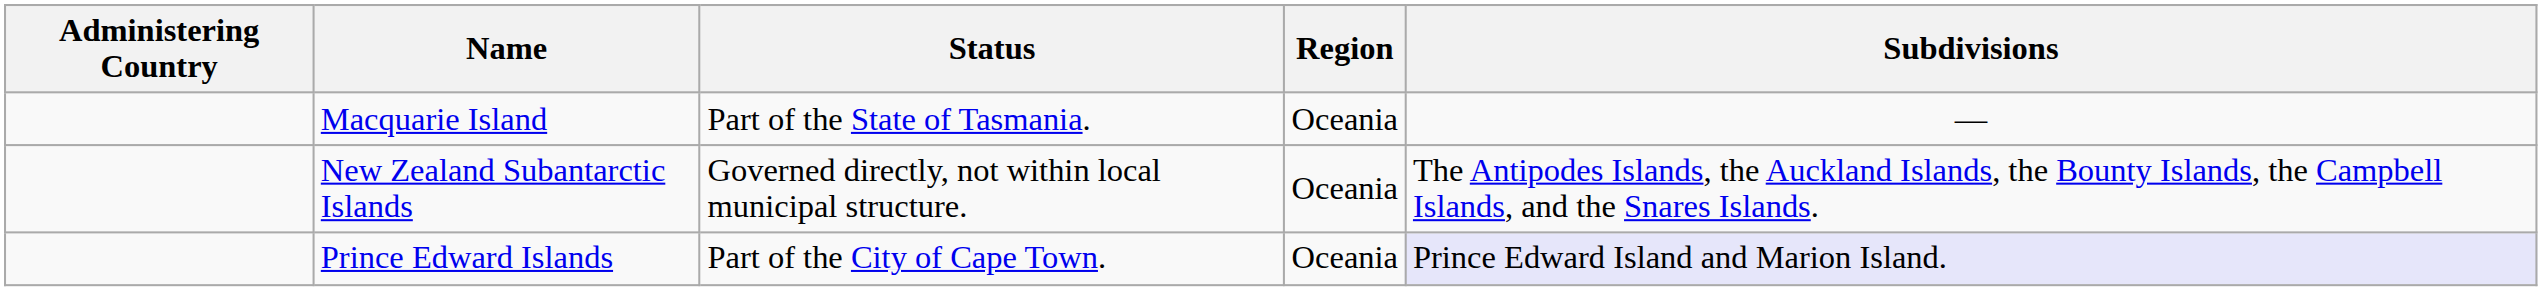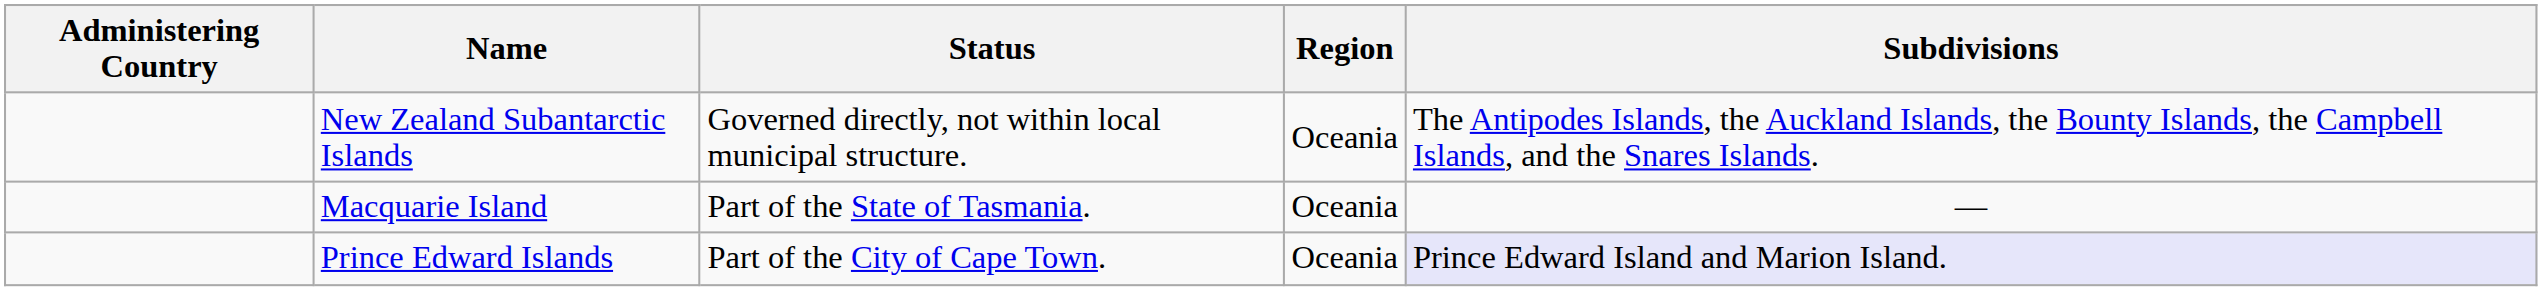rows swapped: (434, 118) <-> (493, 188)
